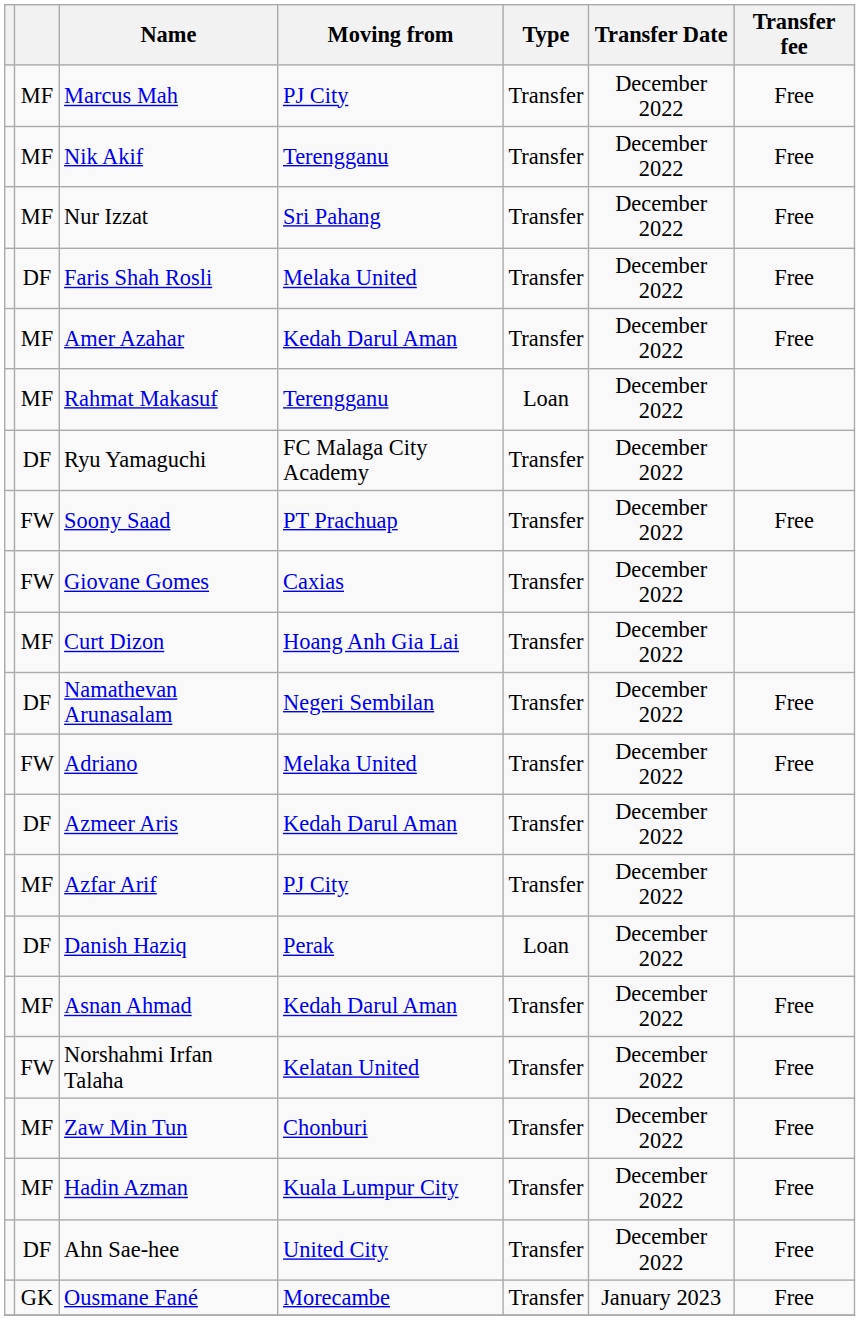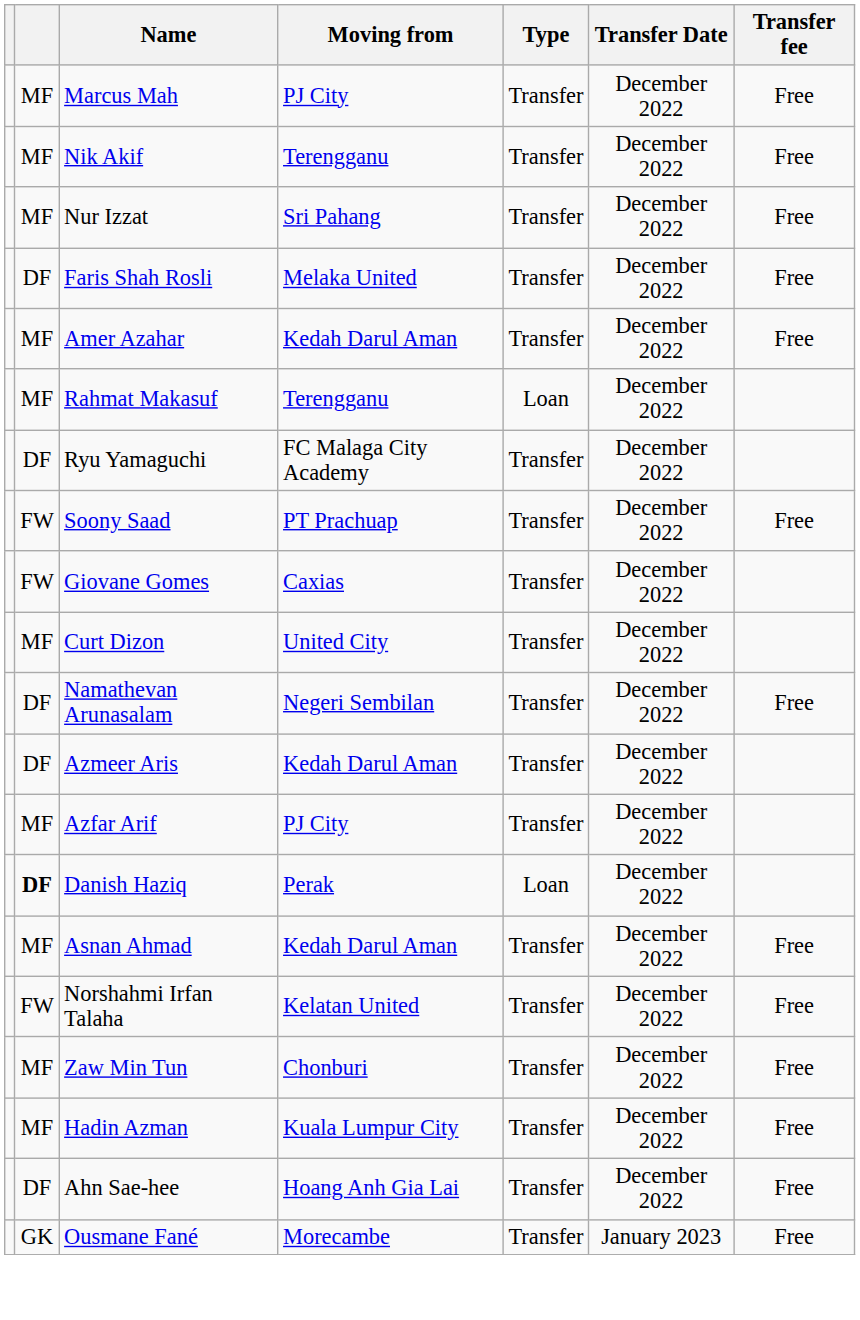(371, 642) Hoang Anh Gia Lai -> (336, 642) United City
- row: (101, 763)
(37, 945) normal -> (37, 885) bold
(336, 1249) United City -> (371, 1188) Hoang Anh Gia Lai
